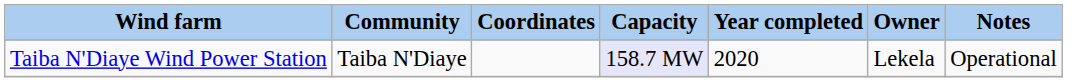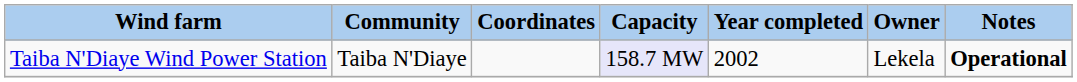(736, 58) 2020 -> (736, 58) 2002
(1003, 58) normal -> (1009, 58) bold
